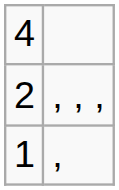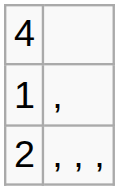rows swapped: (24, 94) <-> (24, 154)
